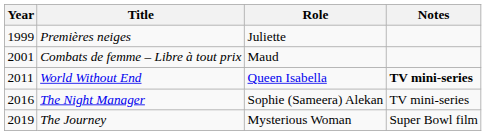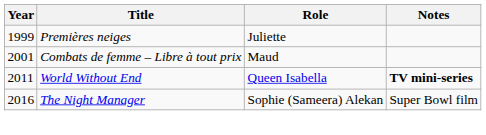(429, 99) TV mini-series -> (434, 99) Super Bowl film
- row: (73, 120)
